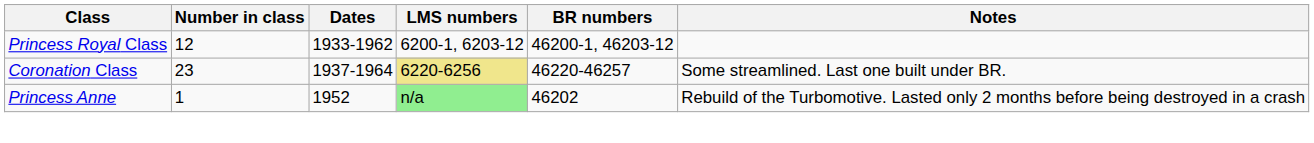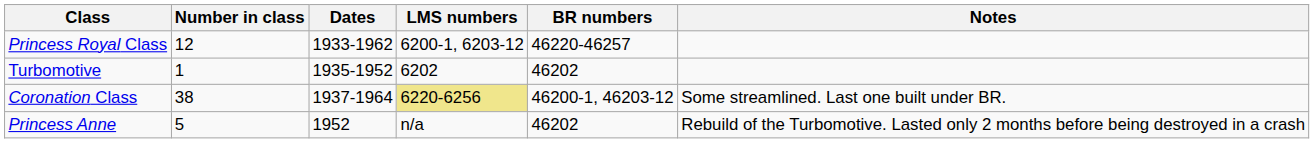(603, 44) 46200-1, 46203-12 -> (581, 44) 46220-46257
+ row: (55, 71)
(184, 71) 23 -> (184, 97) 38
(581, 71) 46220-46257 -> (603, 97) 46200-1, 46203-12
(180, 97) 1 -> (180, 124) 5
(412, 97) lightgreen background -> (412, 124) no background
